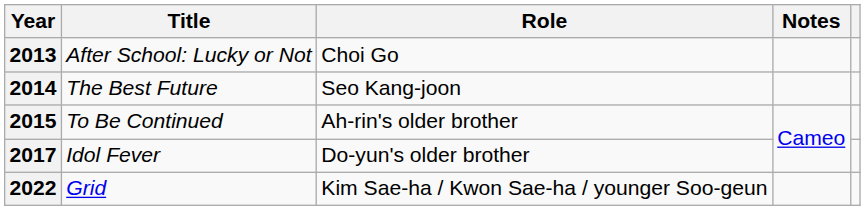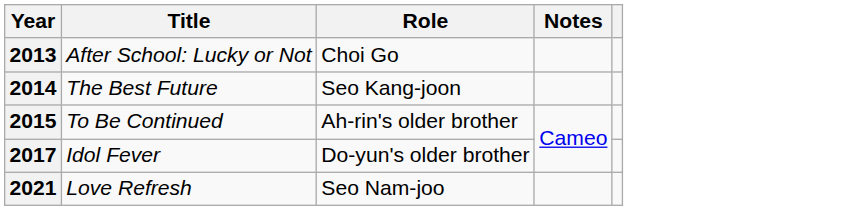+ row: (33, 188)
- row: (33, 188)
